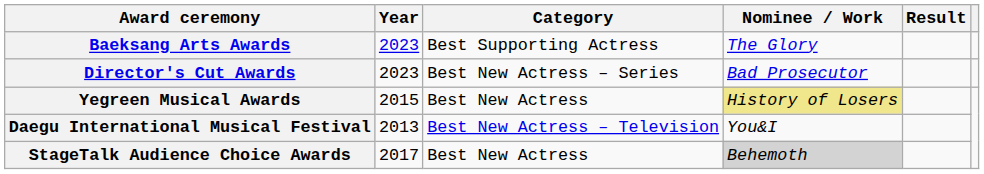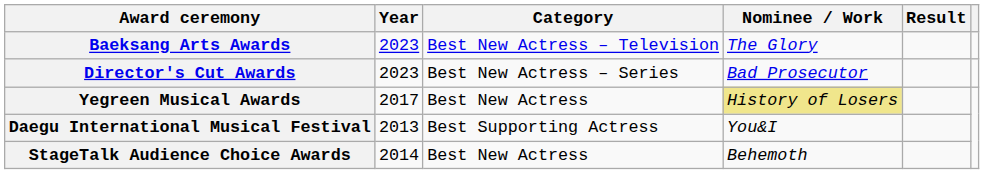(543, 46) Best Supporting Actress -> (573, 46) Best New Actress – Television
(399, 100) 2015 -> (399, 100) 2017
(573, 128) Best New Actress – Television -> (543, 128) Best Supporting Actress
(399, 155) 2017 -> (399, 155) 2014
(767, 155) lightgrey background -> (767, 155) no background
